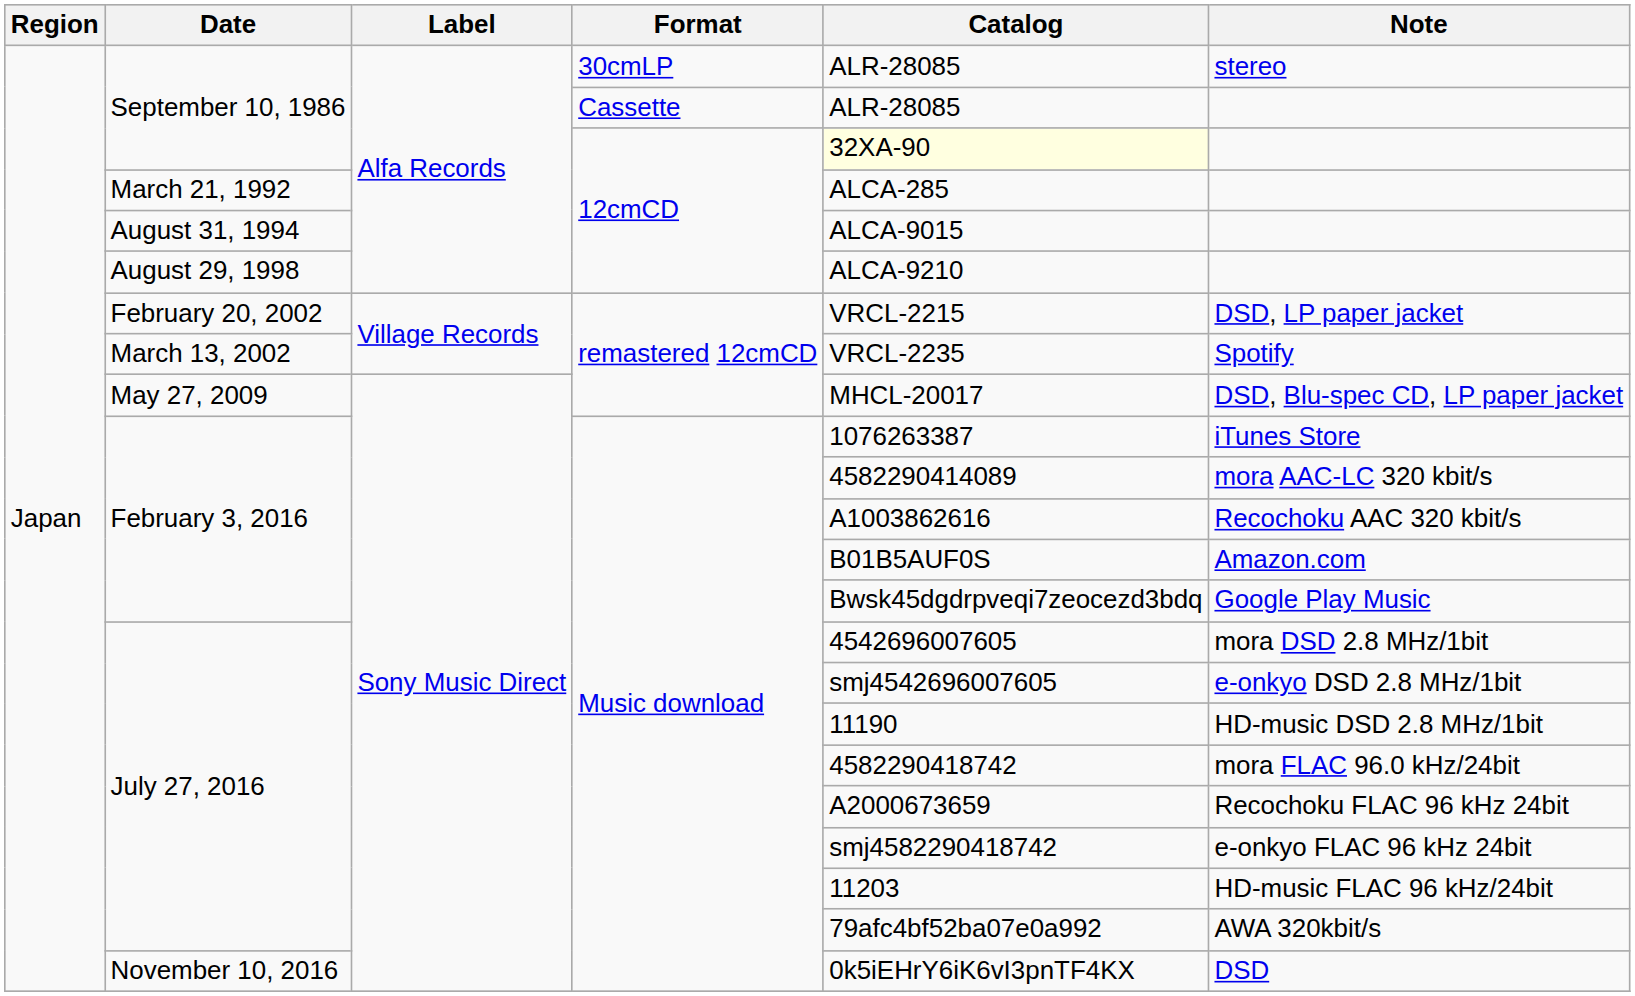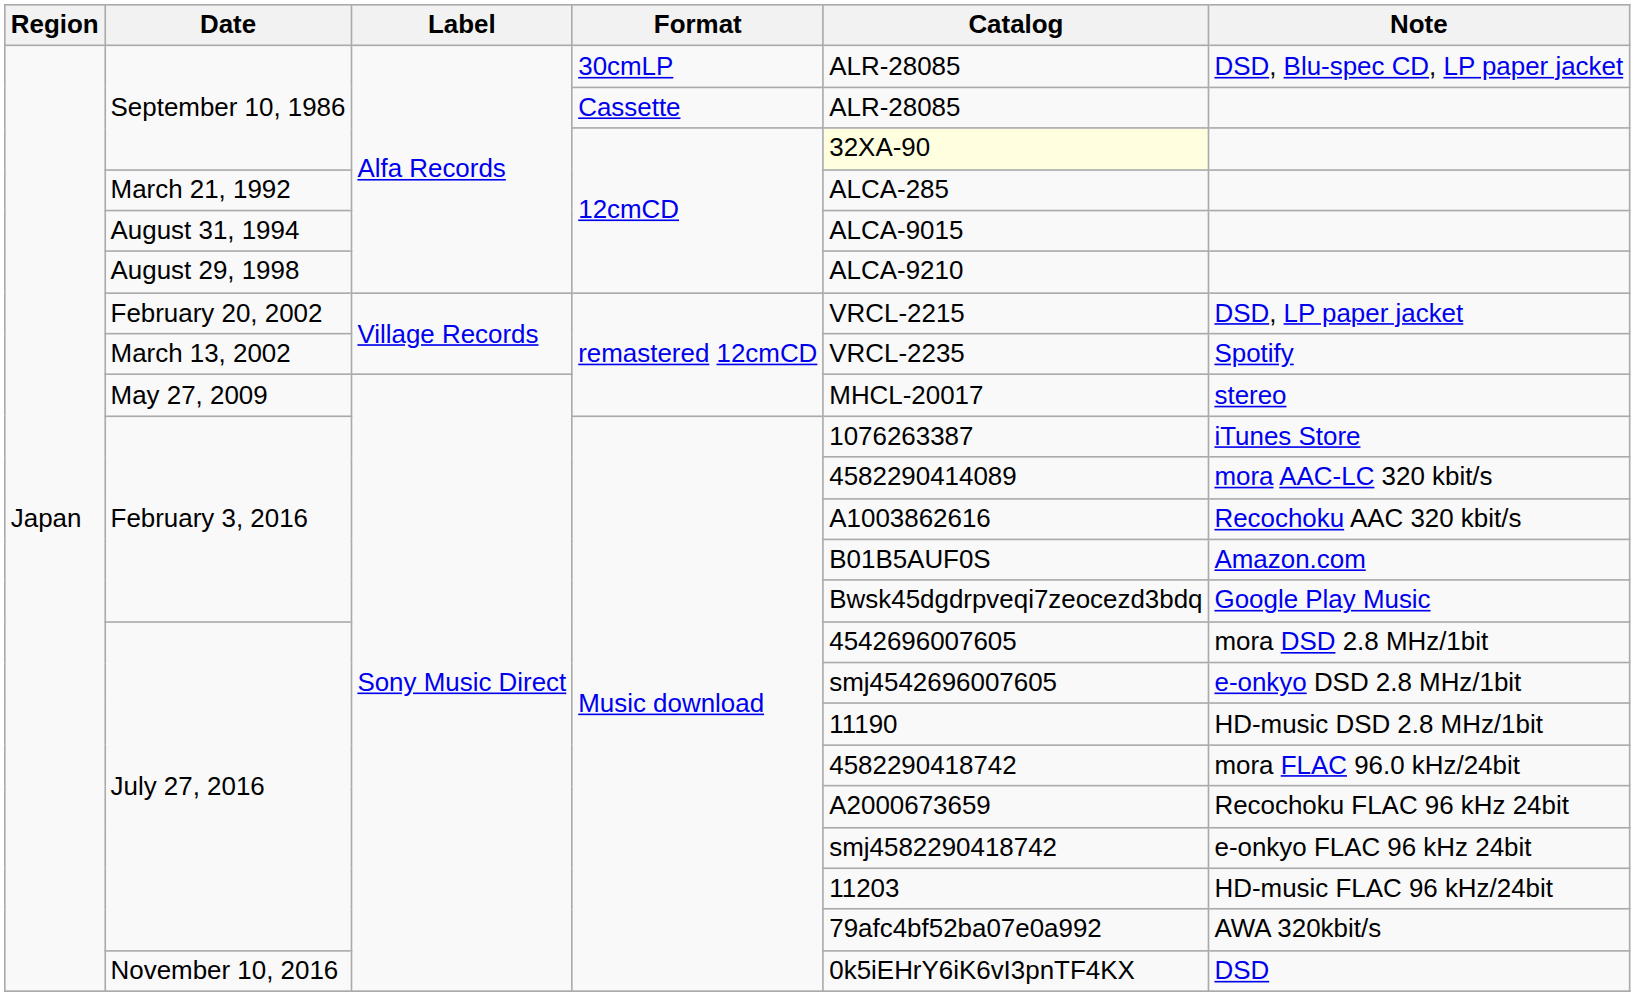(1250, 66) stereo -> (1419, 66) DSD, Blu-spec CD, LP paper jacket
(1419, 395) DSD, Blu-spec CD, LP paper jacket -> (1250, 395) stereo
